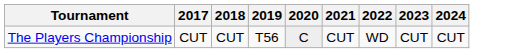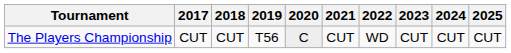+ column: (487, 15)
